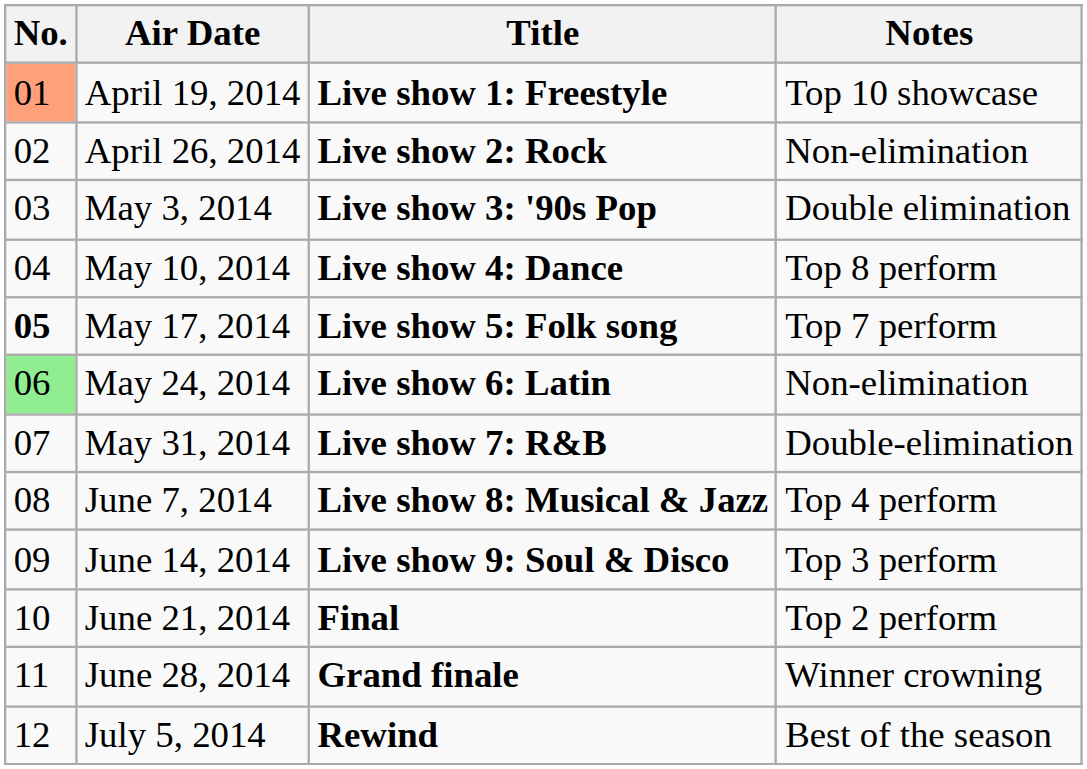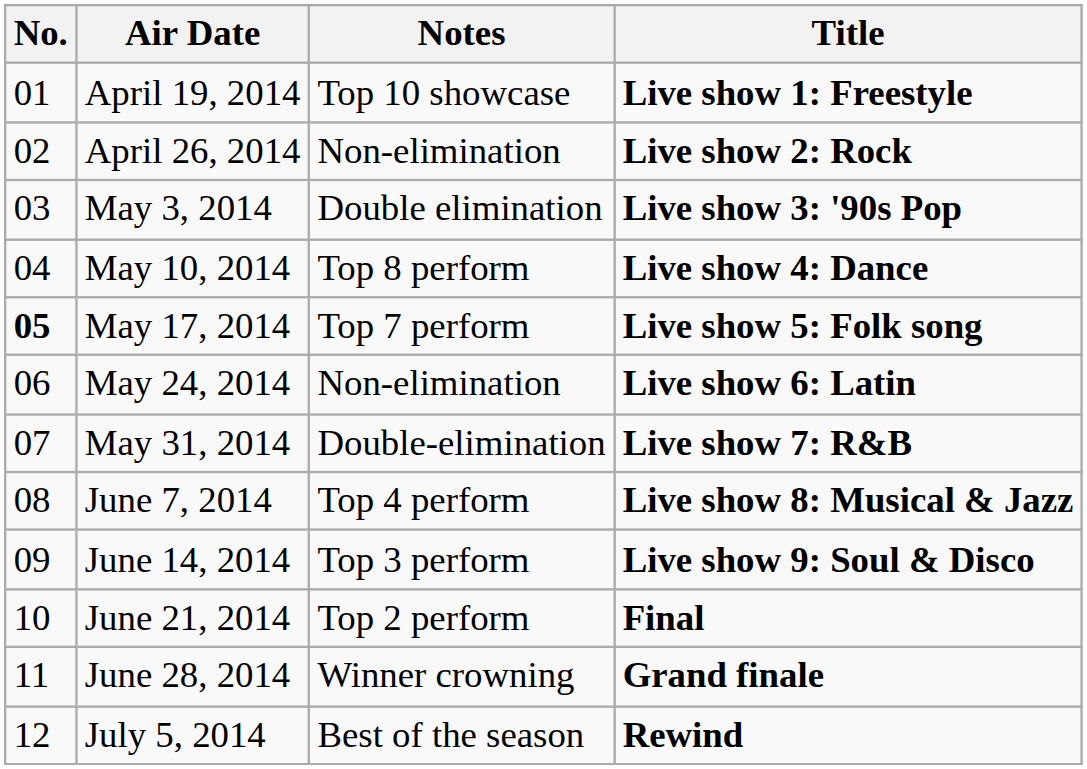columns swapped: (543, 33) <-> (929, 33)
(32, 92) lightsalmon background -> (32, 92) no background
(32, 383) lightgreen background -> (32, 383) no background
